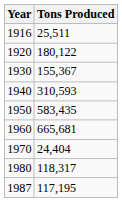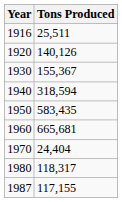(57, 52) 180,122 -> (57, 52) 140,126
(57, 91) 310,593 -> (57, 91) 318,594
(57, 187) 117,195 -> (57, 187) 117,155
